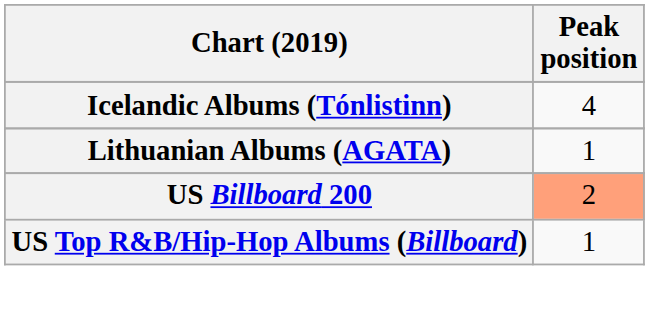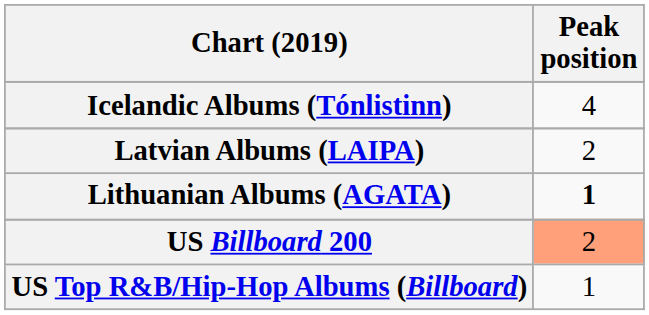+ row: (269, 150)
(589, 150) normal -> (589, 195) bold
